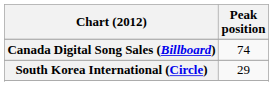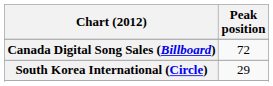(243, 49) 74 -> (243, 49) 72
